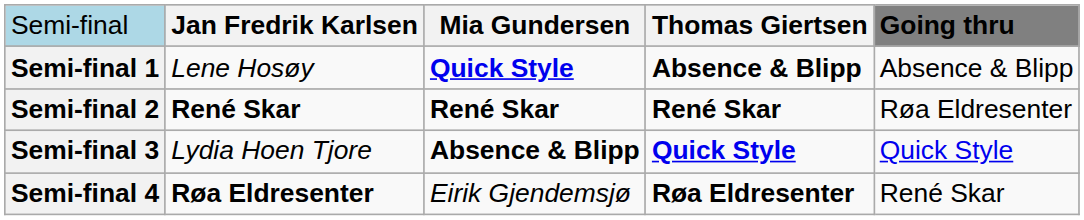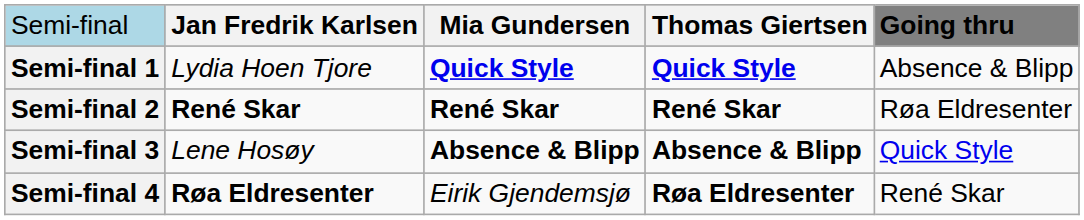(242, 67) Lene Hosøy -> (272, 67) Lydia Hoen Tjore
(757, 67) Absence & Blipp -> (724, 67) Quick Style
(272, 151) Lydia Hoen Tjore -> (242, 151) Lene Hosøy
(724, 151) Quick Style -> (757, 151) Absence & Blipp
